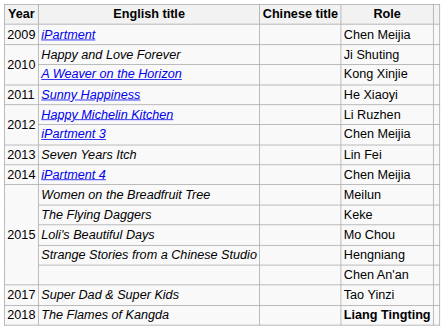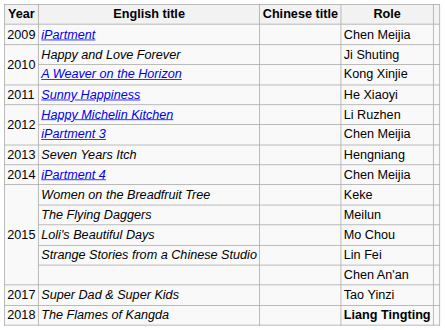(363, 154) Lin Fei -> (374, 154) Hengniang
(362, 194) Meilun -> (358, 194) Keke
(358, 214) Keke -> (362, 214) Meilun
(374, 255) Hengniang -> (363, 255) Lin Fei
